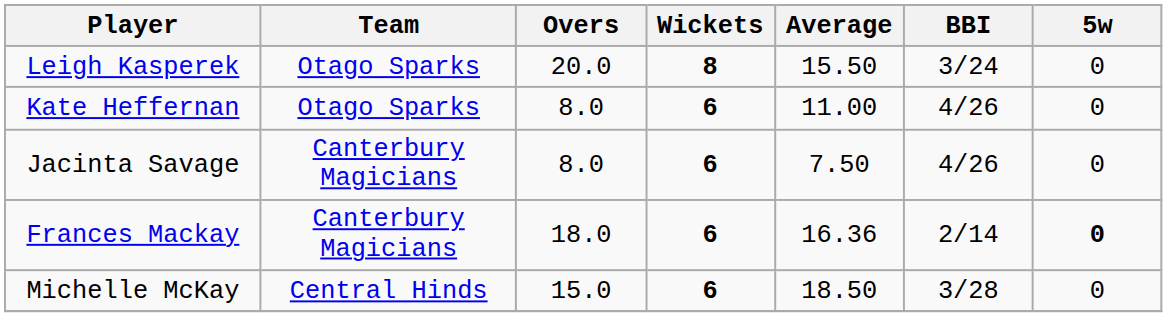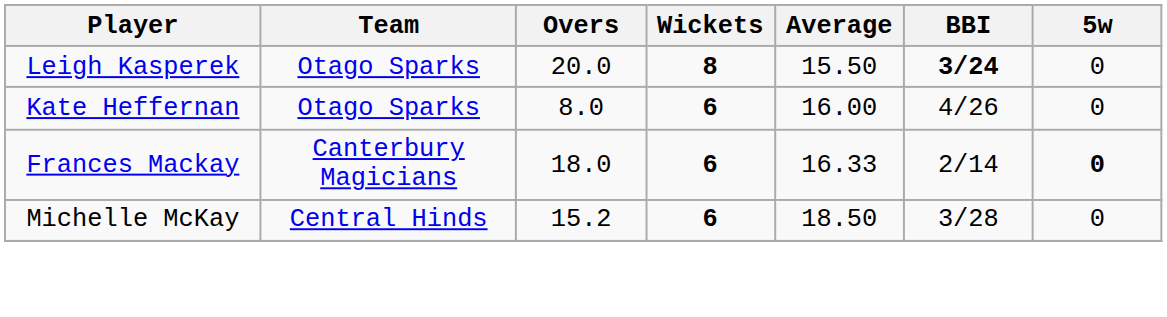(968, 67) normal -> (968, 67) bold
(839, 108) 11.00 -> (839, 108) 16.00
- row: (133, 164)
(839, 235) 16.36 -> (839, 164) 16.33
(581, 291) 15.0 -> (581, 220) 15.2
